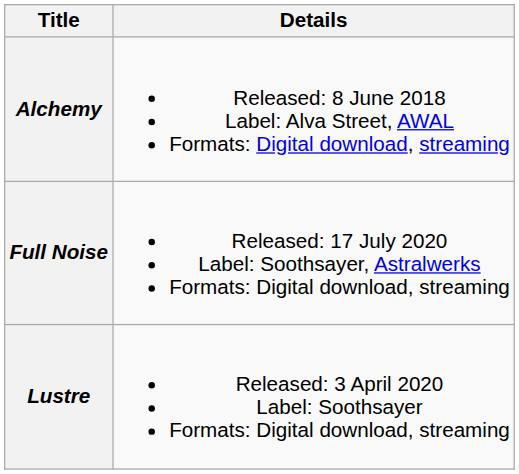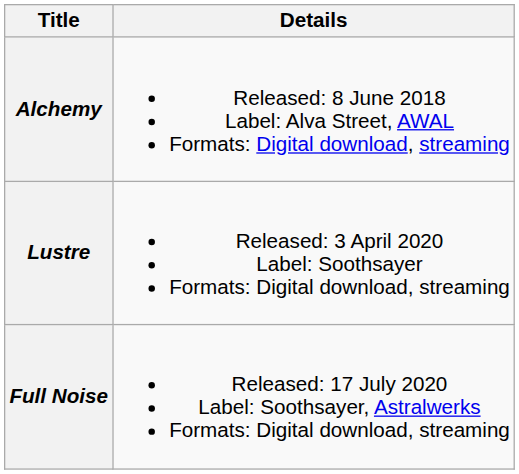rows swapped: (59, 396) <-> (59, 252)
